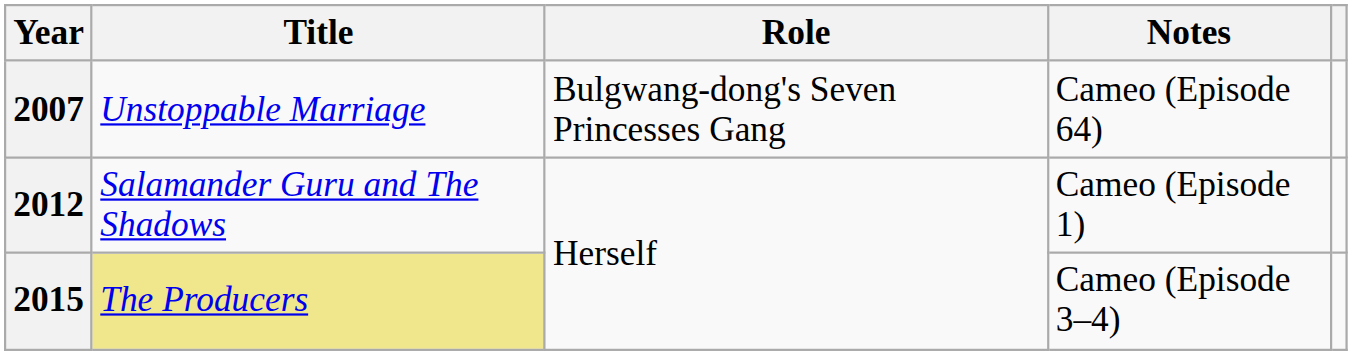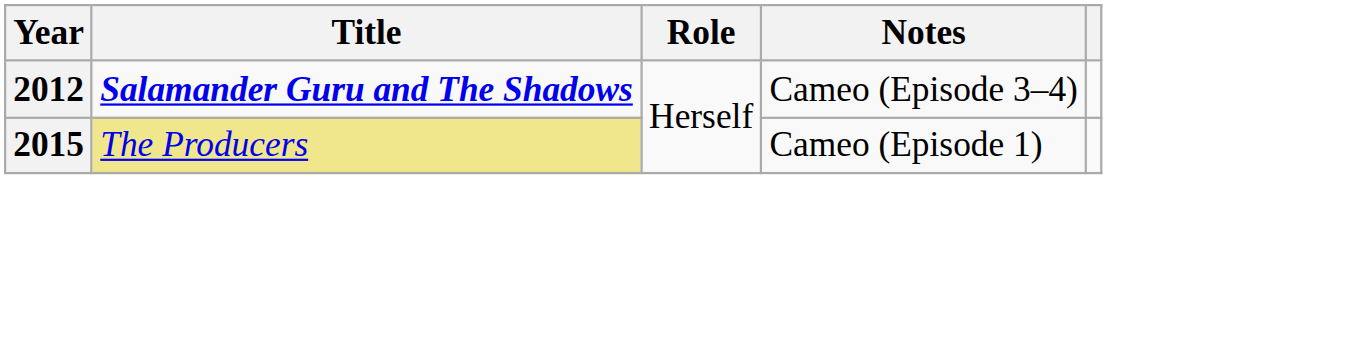- row: (49, 108)
(289, 204) normal -> (367, 88) bold
(1173, 204) Cameo (Episode 1) -> (924, 88) Cameo (Episode 3–4)
(1173, 300) Cameo (Episode 3–4) -> (906, 144) Cameo (Episode 1)
